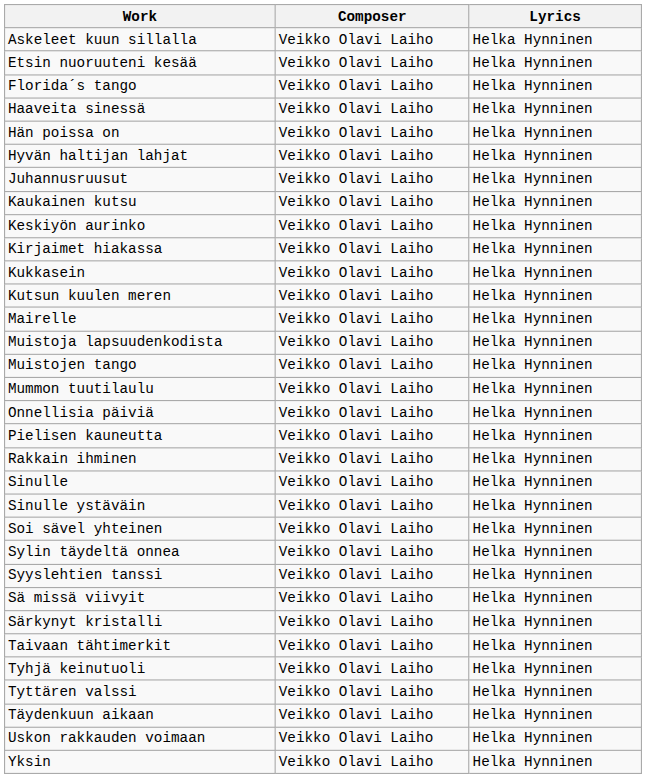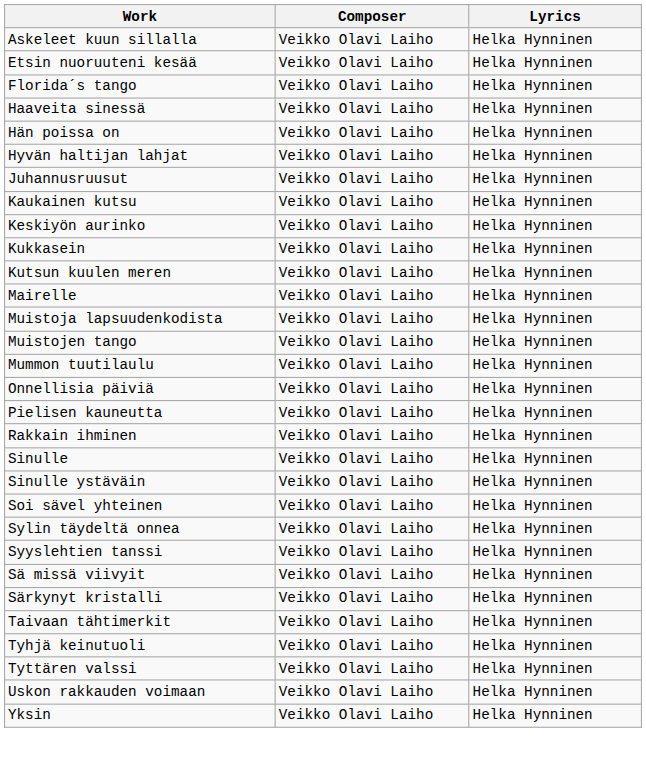- row: (85, 249)
- row: (81, 715)
